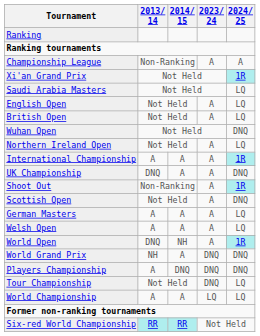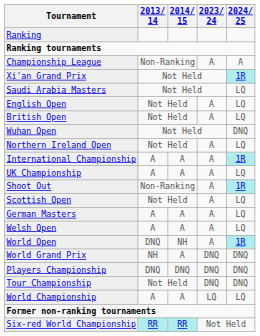(153, 173) DNQ -> (153, 173) A
(241, 173) DNQ -> (241, 173) LQ
(241, 201) DNQ -> (241, 201) LQ
(153, 270) A -> (153, 270) DNQ
(241, 283) LQ -> (241, 283) DNQ
